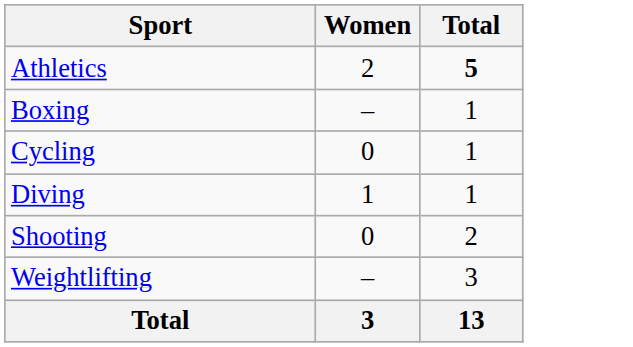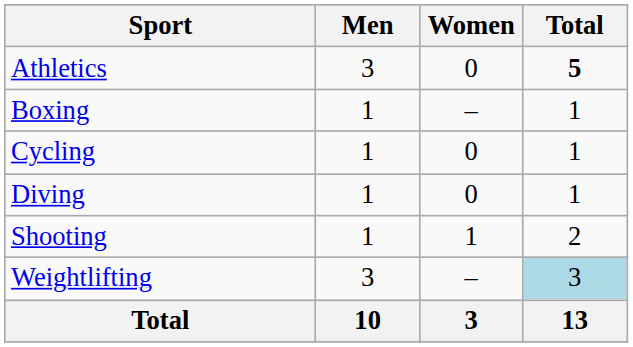+ column: (368, 25)
(368, 67) 2 -> (471, 67) 0
(368, 194) 1 -> (471, 194) 0
(368, 236) 0 -> (471, 236) 1
(471, 278) no background -> (575, 278) lightblue background
